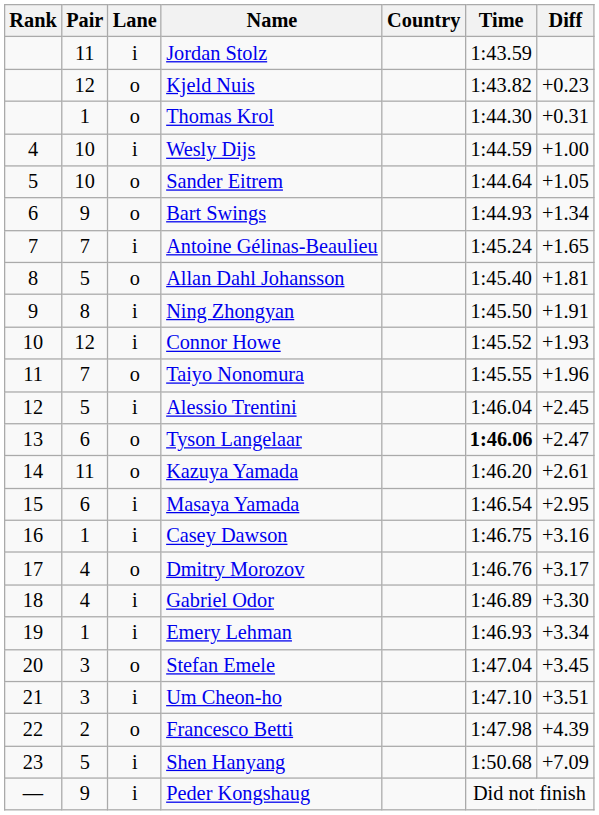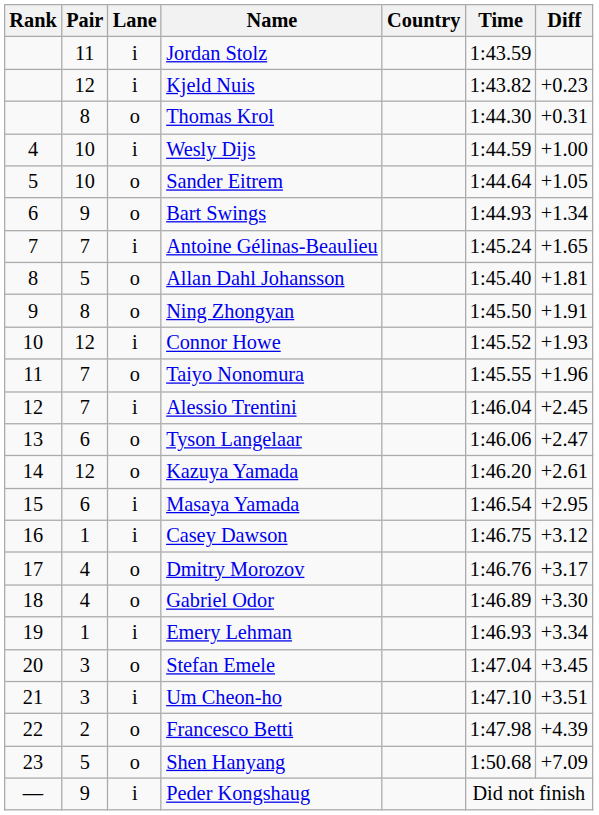(135, 85) o -> (135, 85) i
(85, 117) 1 -> (85, 117) 8
(135, 310) i -> (135, 310) o
(85, 407) 5 -> (85, 407) 7
(501, 439) bold -> (501, 439) normal
(85, 471) 11 -> (85, 471) 12
(565, 536) +3.16 -> (564, 536) +3.12
(135, 600) i -> (135, 600) o
(135, 761) i -> (135, 761) o
